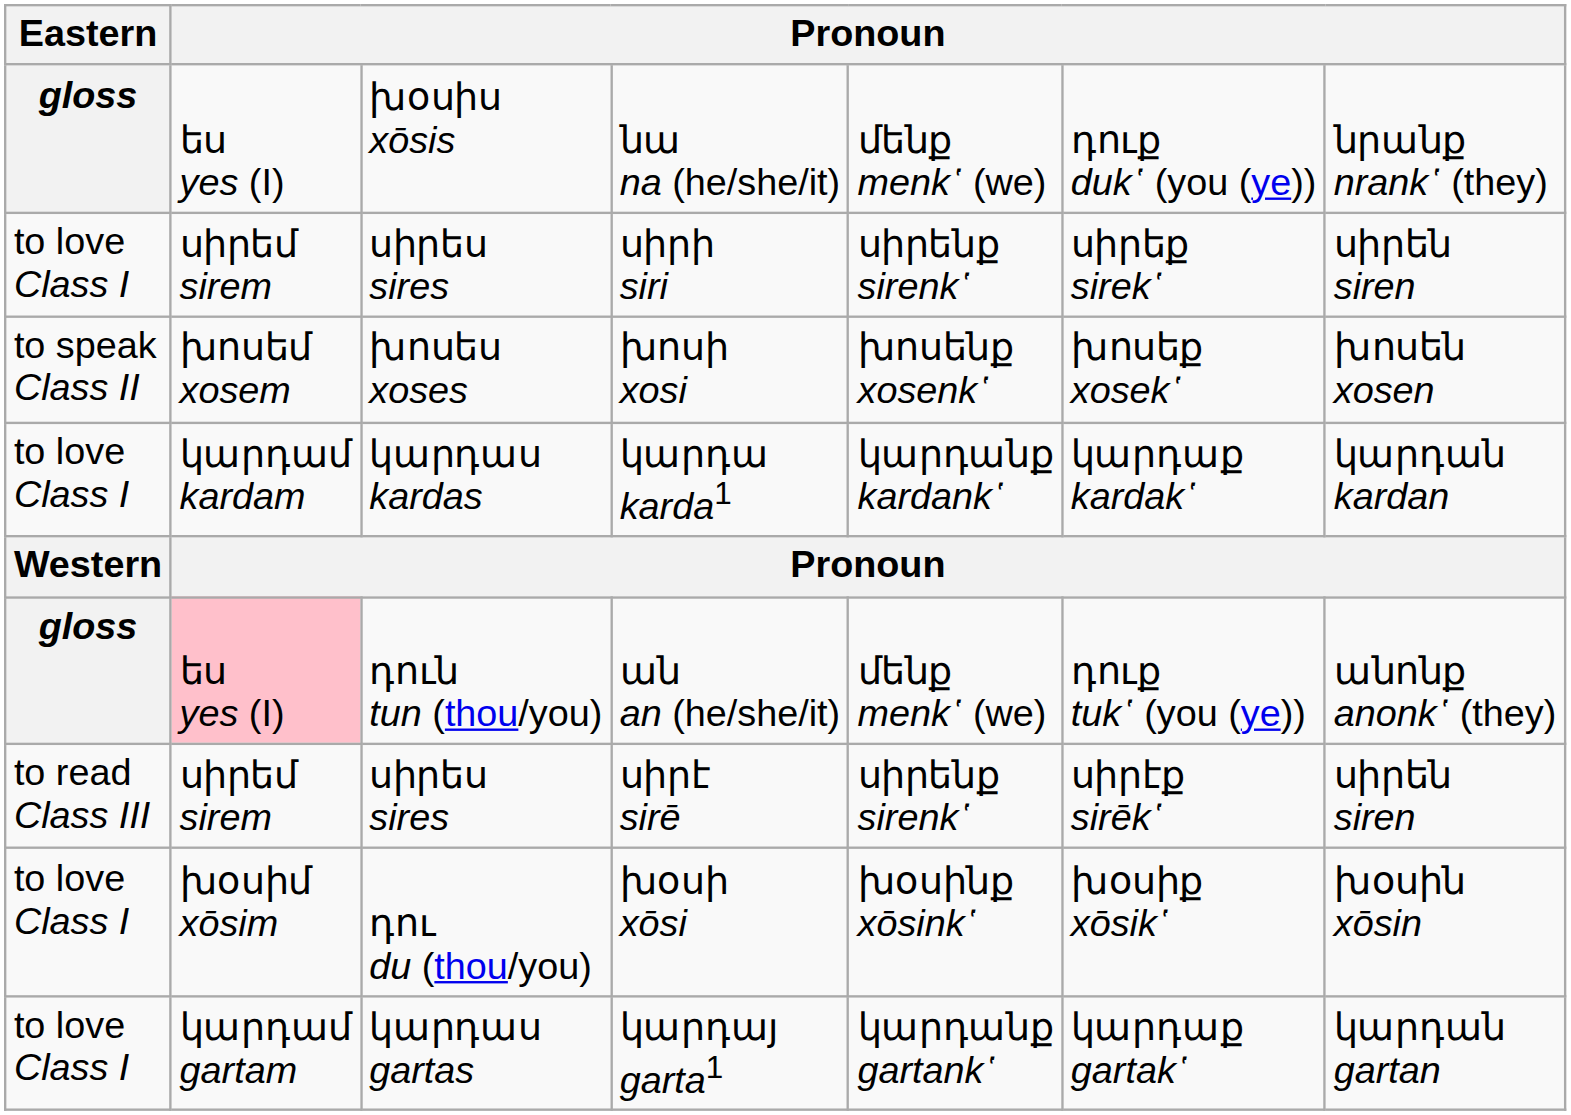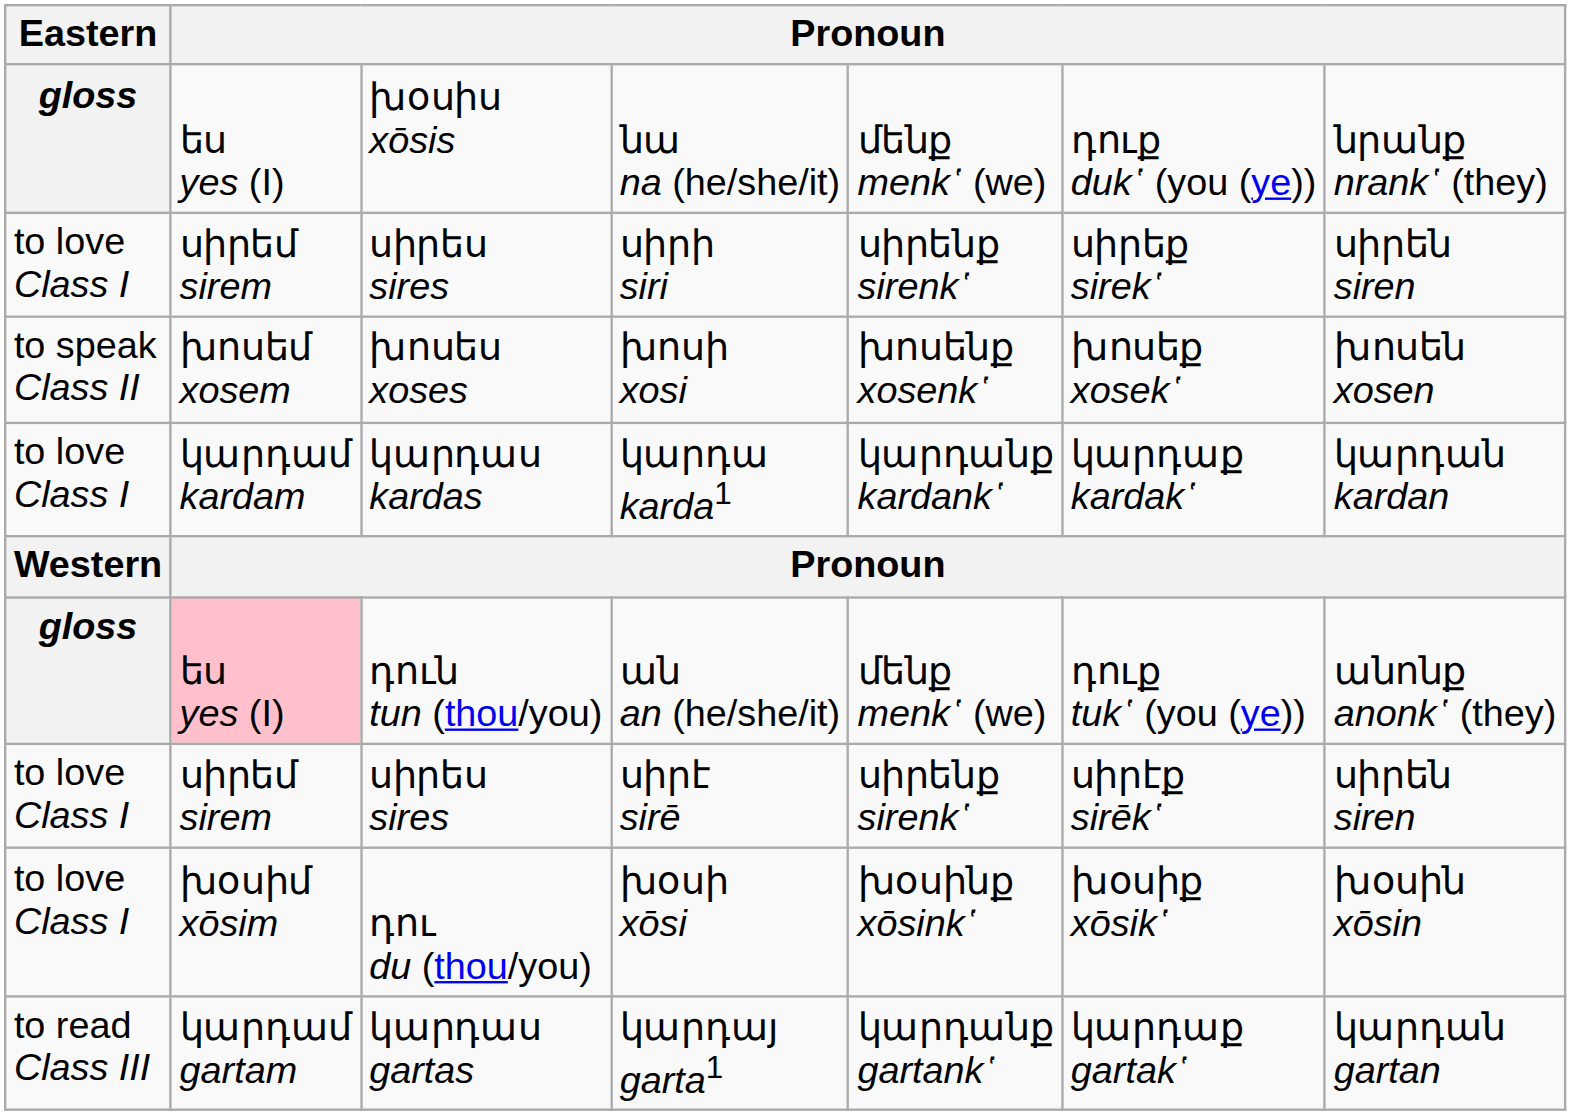(82, 794) to read Class III -> (72, 794) to love Class I
(72, 1046) to love Class I -> (82, 1046) to read Class III
